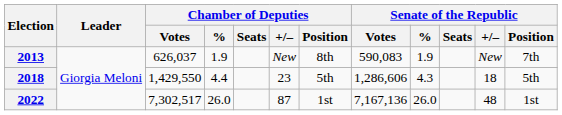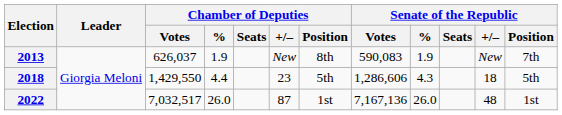(175, 99) 7,302,517 -> (175, 99) 7,032,517
